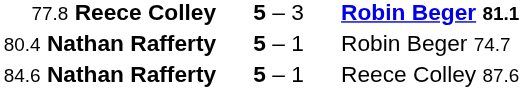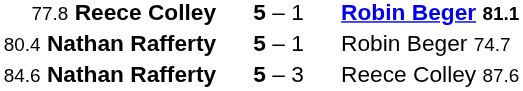(279, 12) 5 – 3 -> (279, 12) 5 – 1
(279, 74) 5 – 1 -> (279, 74) 5 – 3
